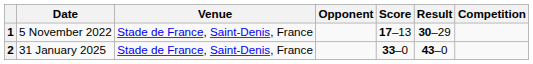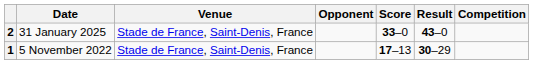rows swapped: (10, 32) <-> (10, 51)
